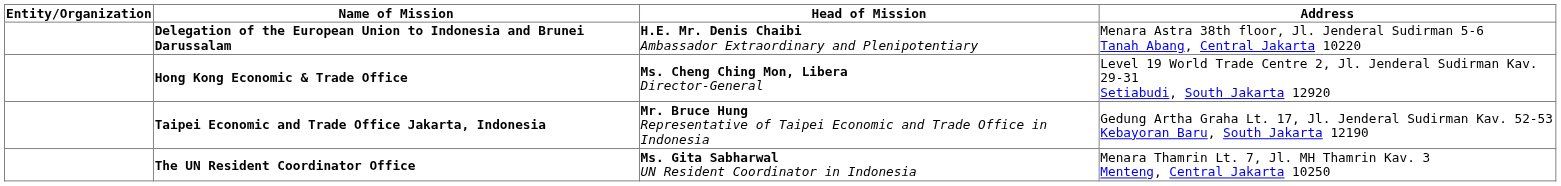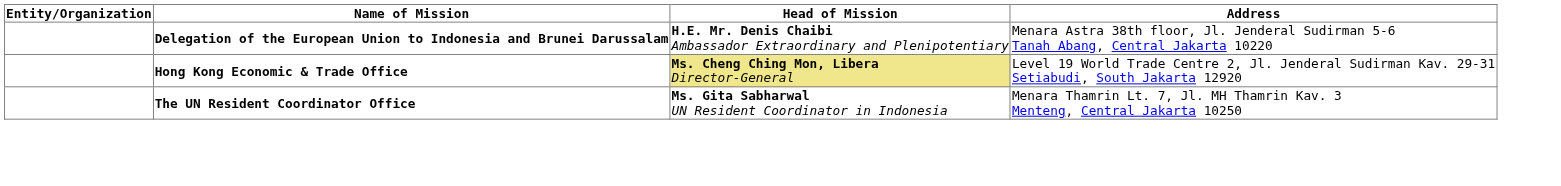(744, 78) no background -> (775, 71) khaki background
- row: (350, 125)
